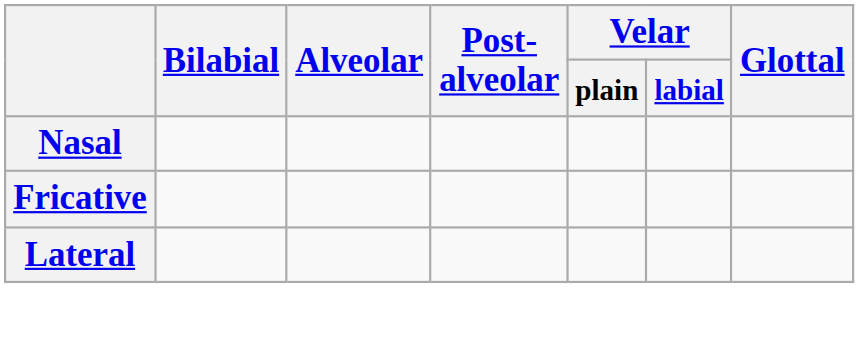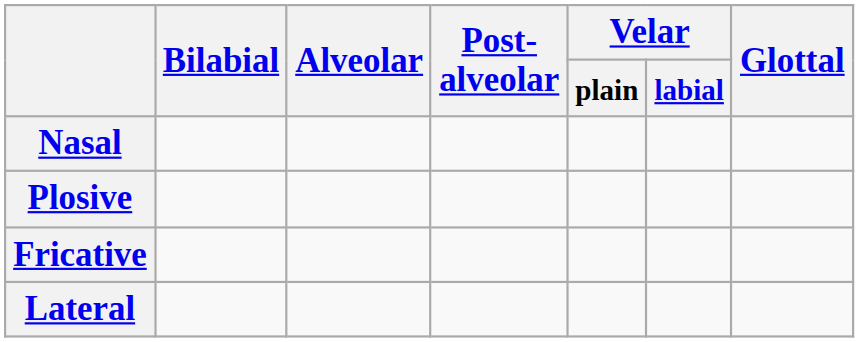+ row: (80, 198)
